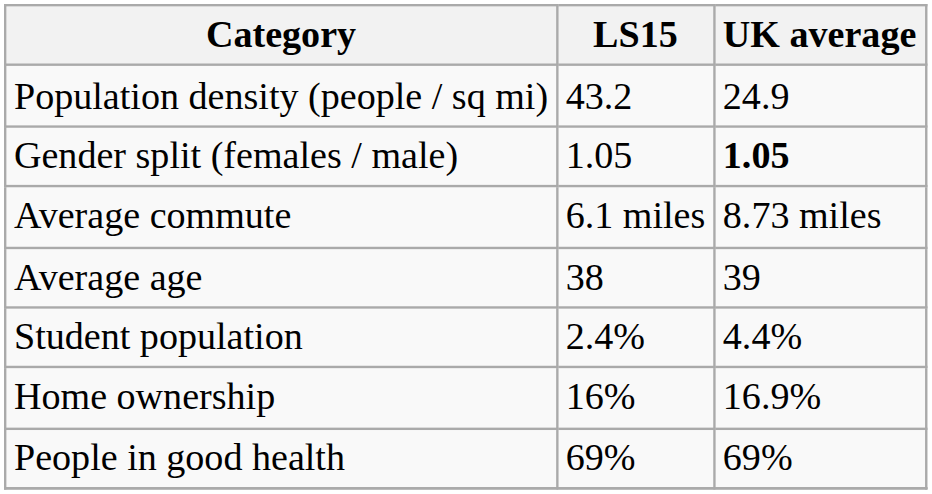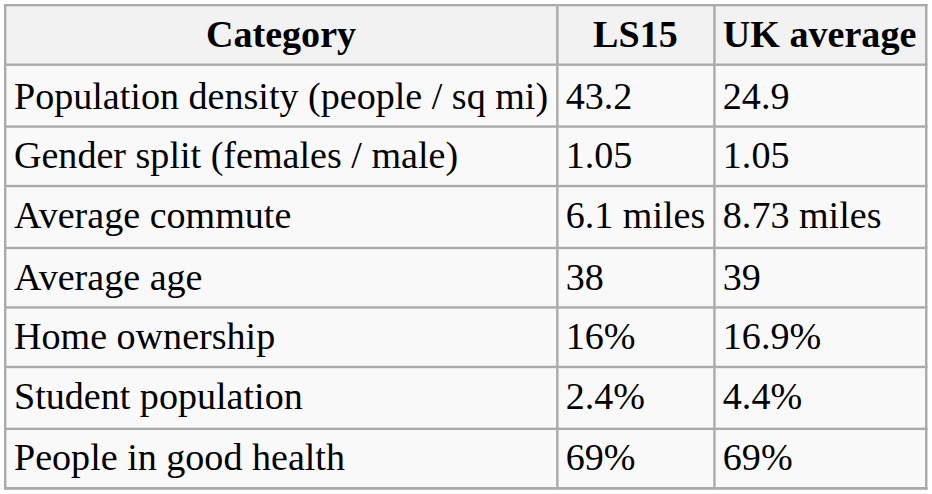(756, 155) bold -> (756, 155) normal
rows swapped: (145, 397) <-> (158, 336)
